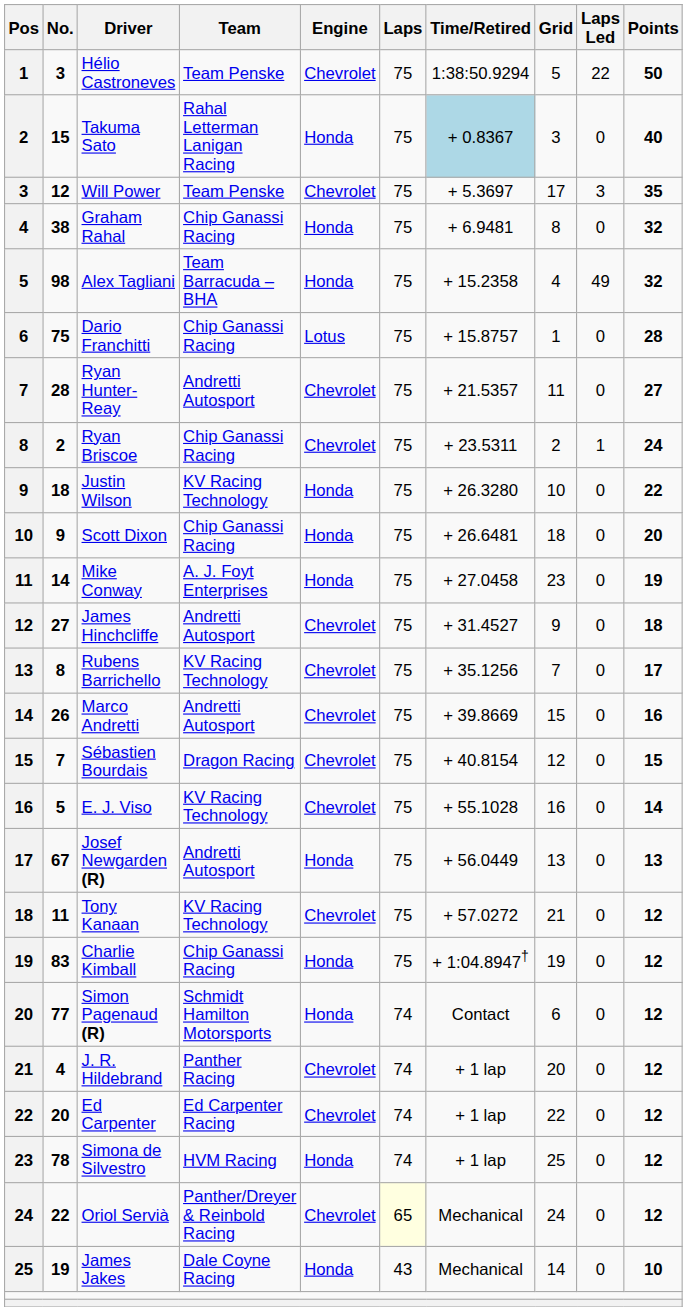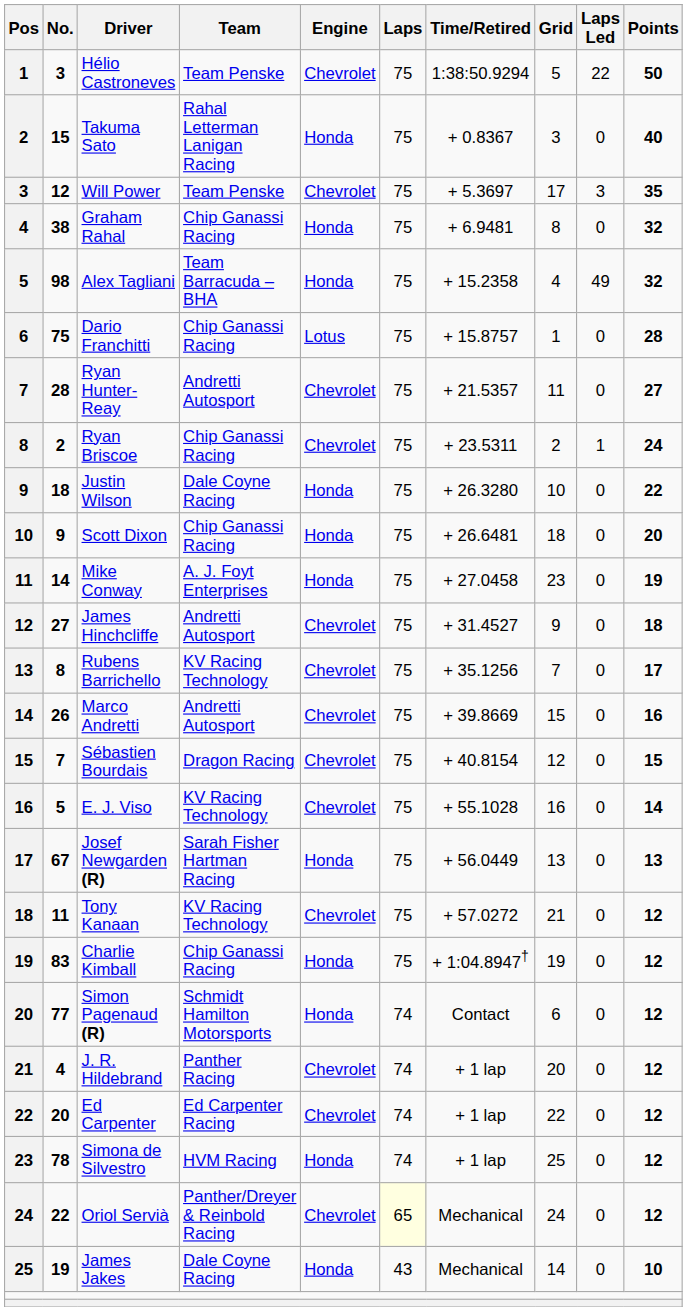(481, 136) lightblue background -> (481, 136) no background
(225, 490) KV Racing Technology -> (227, 490) Dale Coyne Racing
(219, 861) Andretti Autosport -> (231, 861) Sarah Fisher Hartman Racing
